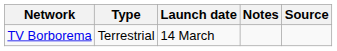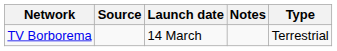columns swapped: (126, 14) <-> (307, 14)
